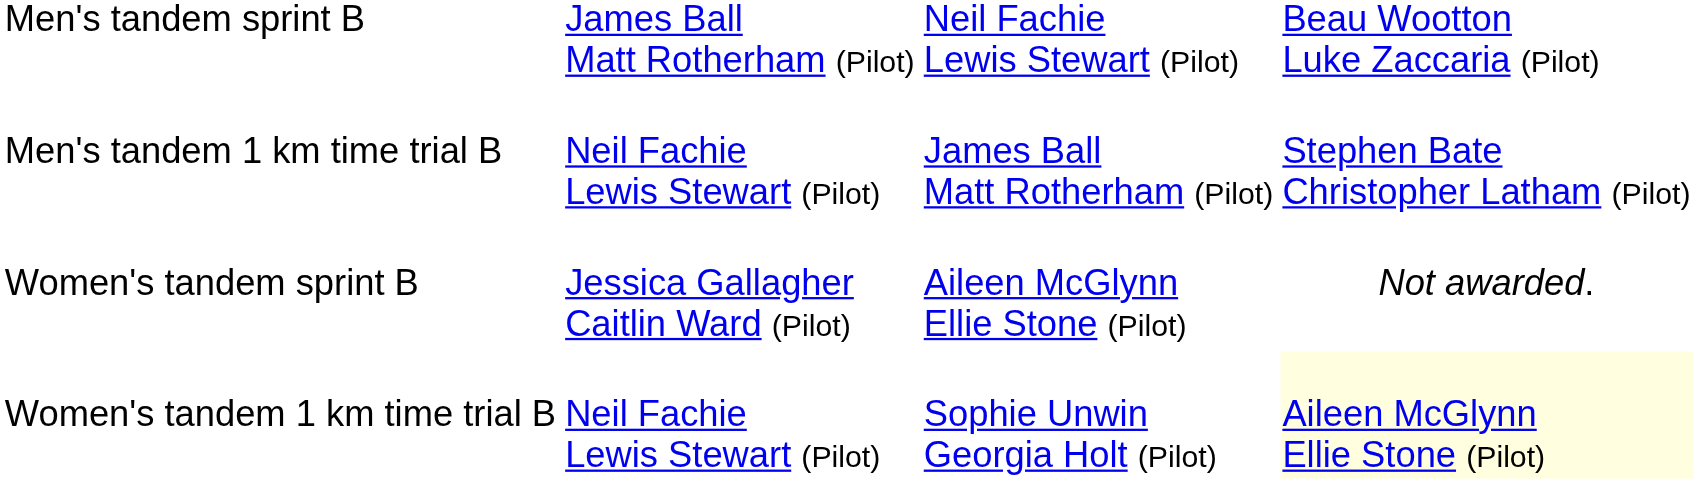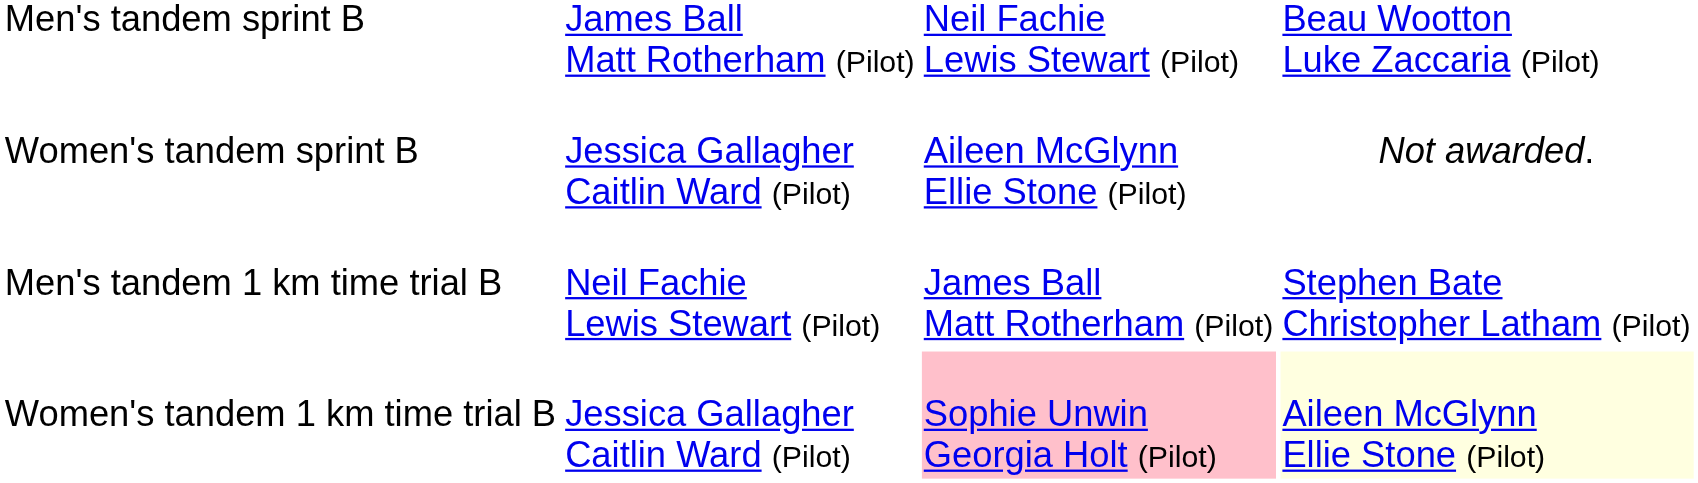rows swapped: (254, 151) <-> (212, 282)
(723, 434) Neil Fachie Lewis Stewart (Pilot) -> (709, 434) Jessica Gallagher Caitlin Ward (Pilot)
(1070, 434) no background -> (1070, 434) pink background
